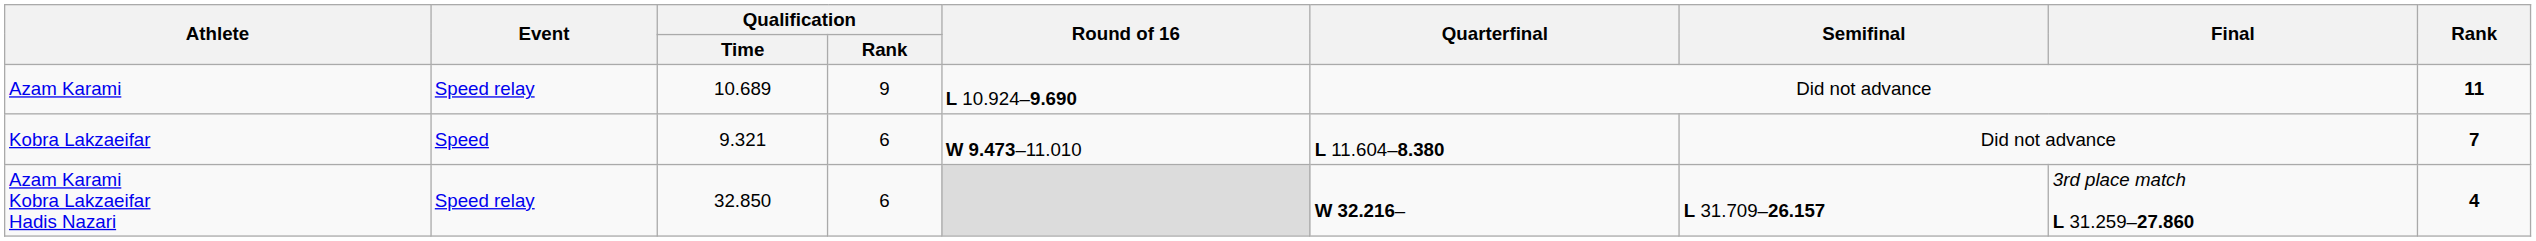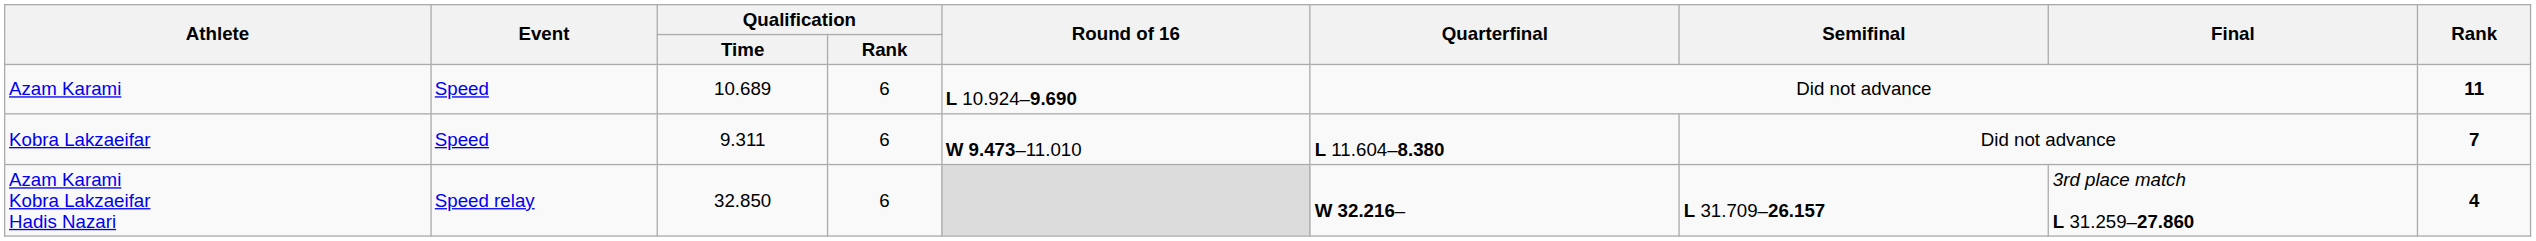(485, 89) Speed relay -> (462, 89) Speed
(885, 89) 9 -> (885, 89) 6
(743, 140) 9.321 -> (743, 140) 9.311
